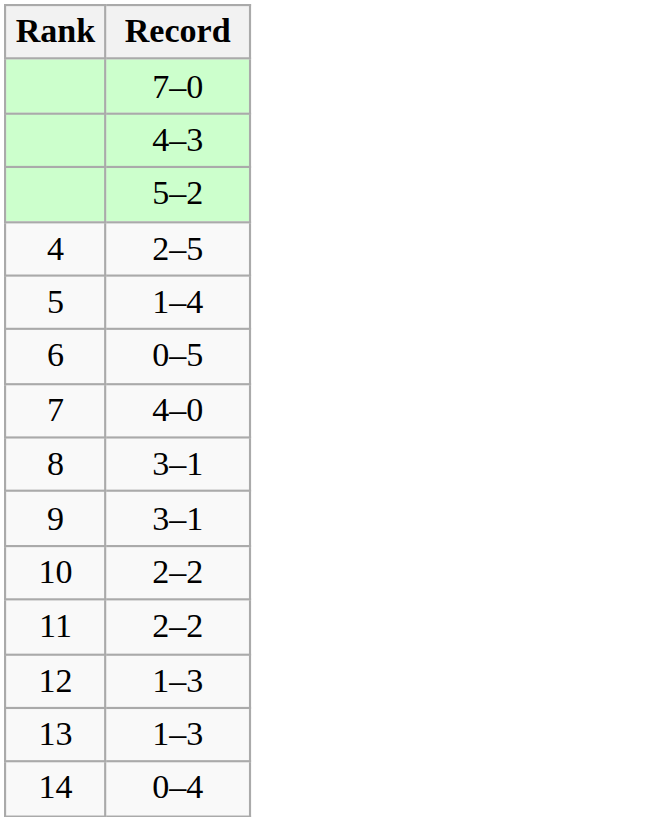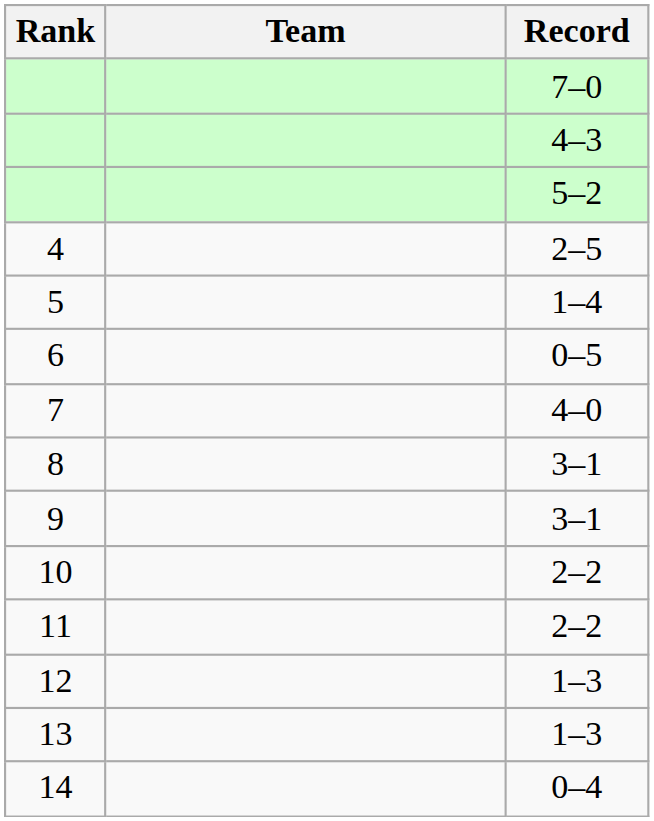+ column: (306, 31)
